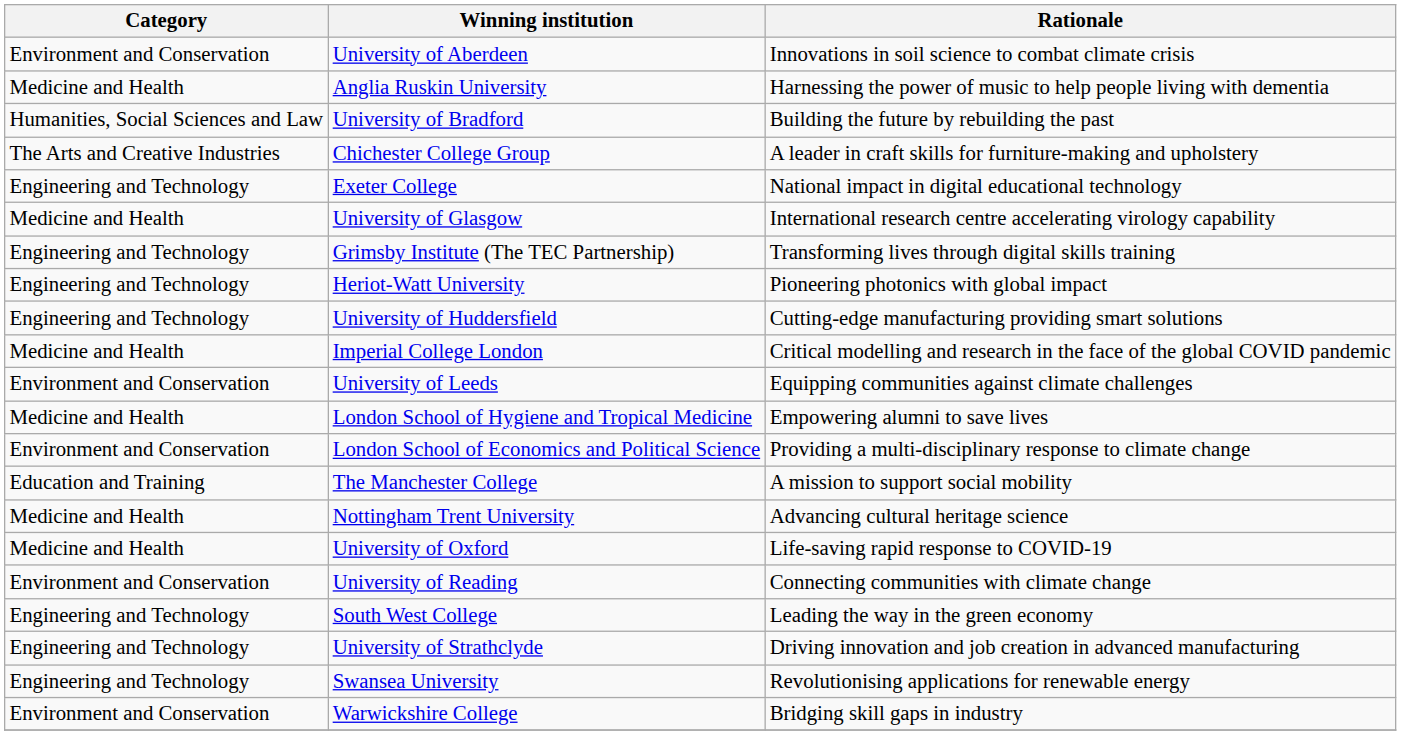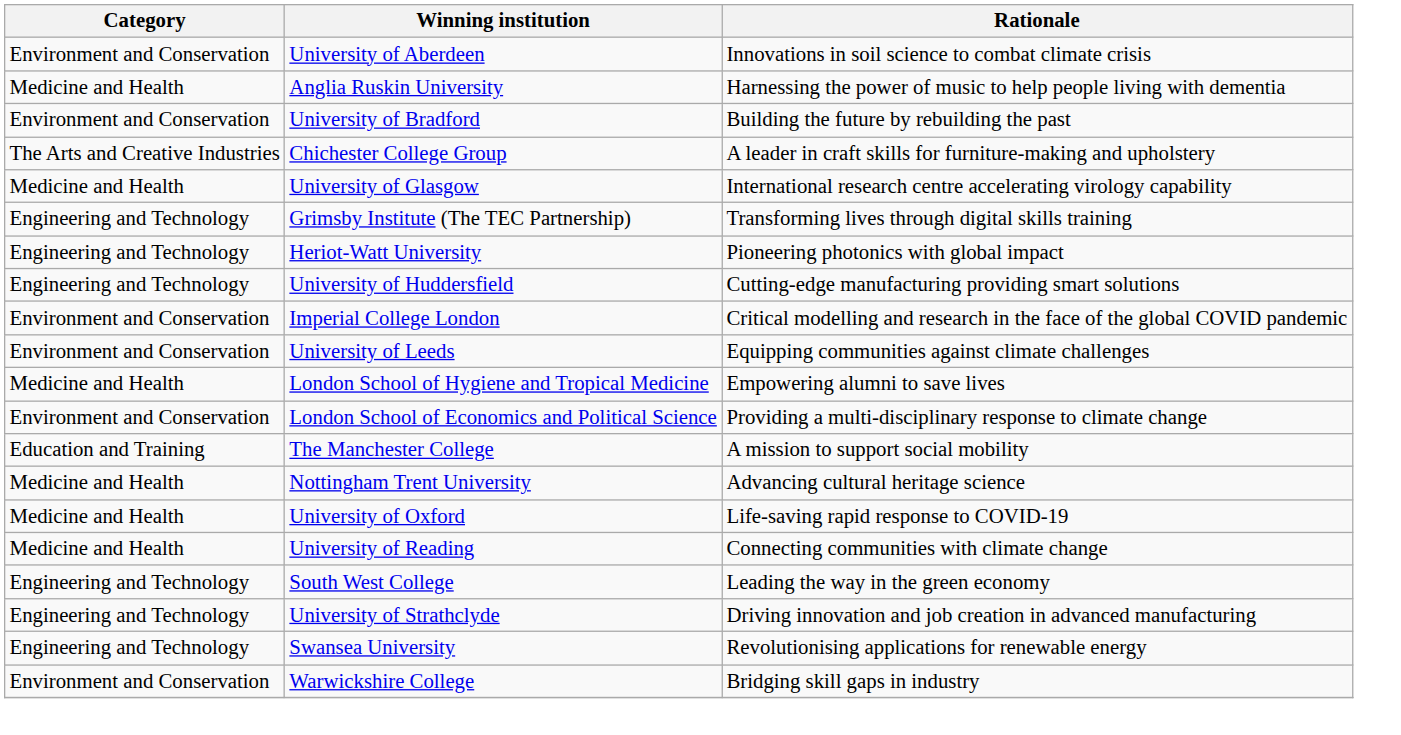(166, 119) Humanities, Social Sciences and Law -> (139, 119) Environment and Conservation
- row: (395, 185)
(97, 350) Medicine and Health -> (139, 317) Environment and Conservation
(139, 581) Environment and Conservation -> (97, 548) Medicine and Health
